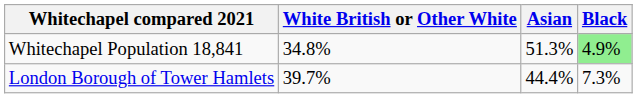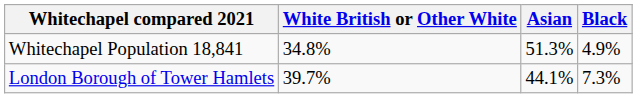(601, 48) lightgreen background -> (601, 48) no background
(549, 78) 44.4% -> (549, 78) 44.1%
